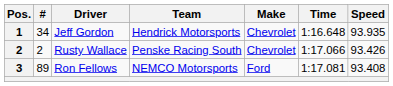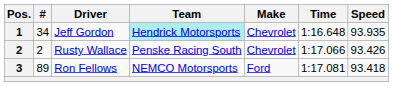(186, 32) no background -> (186, 32) paleturquoise background
(368, 68) 93.408 -> (368, 68) 93.418
